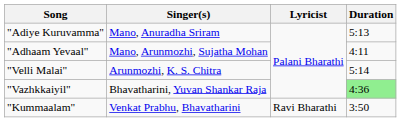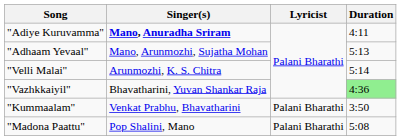(164, 32) normal -> (170, 32) bold
(359, 32) 5:13 -> (359, 32) 4:11
(359, 51) 4:11 -> (359, 51) 5:13
(305, 108) Ravi Bharathi -> (308, 108) Palani Bharathi
+ row: (46, 126)
